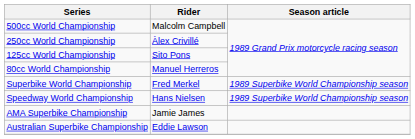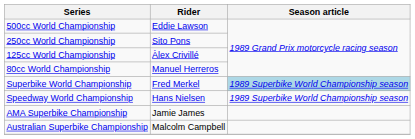(189, 26) Malcolm Campbell -> (180, 26) Eddie Lawson
(175, 40) Àlex Crivillé -> (171, 40) Sito Pons
(171, 55) Sito Pons -> (175, 55) Àlex Crivillé
(319, 84) no background -> (319, 84) lightblue background
(180, 127) Eddie Lawson -> (189, 127) Malcolm Campbell
